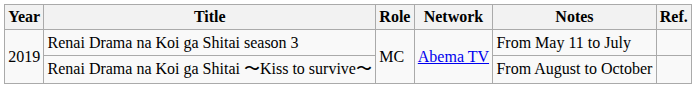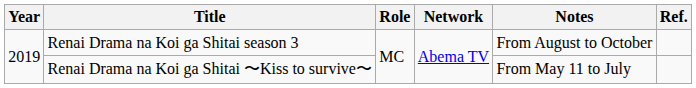(564, 42) From May 11 to July -> (574, 42) From August to October
(574, 69) From August to October -> (564, 69) From May 11 to July
